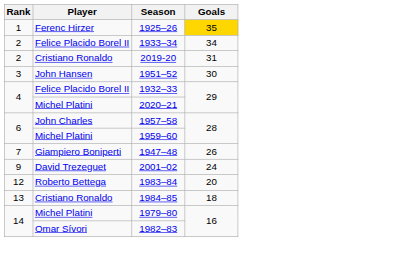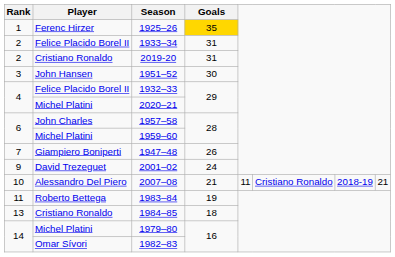(212, 43) 34 -> (212, 43) 31
+ row: (158, 182)
(18, 182) 12 -> (18, 197) 11
(212, 182) 20 -> (212, 197) 19
